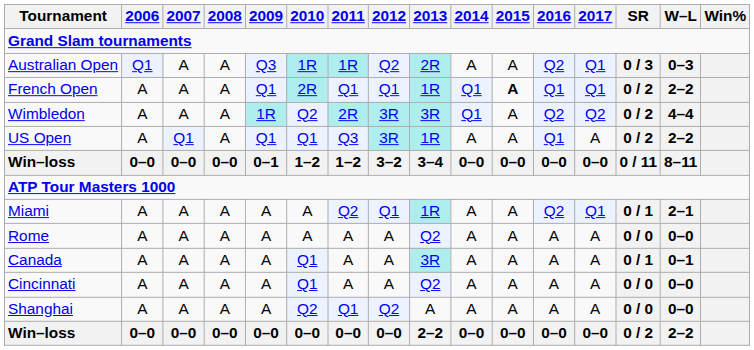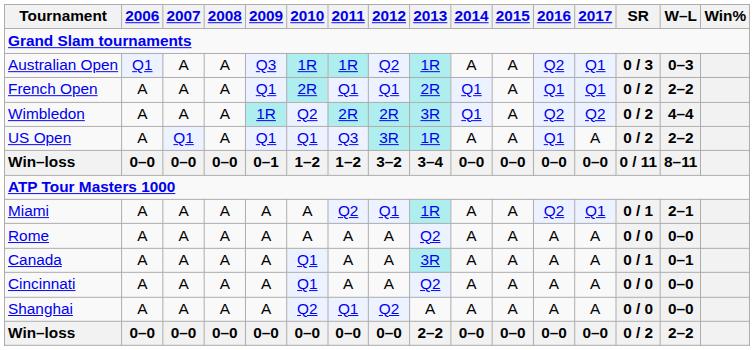(430, 65) 2R -> (430, 65) 1R
(430, 89) 1R -> (430, 89) 2R
(513, 89) bold -> (513, 89) normal
(389, 114) 3R -> (389, 114) 2R
